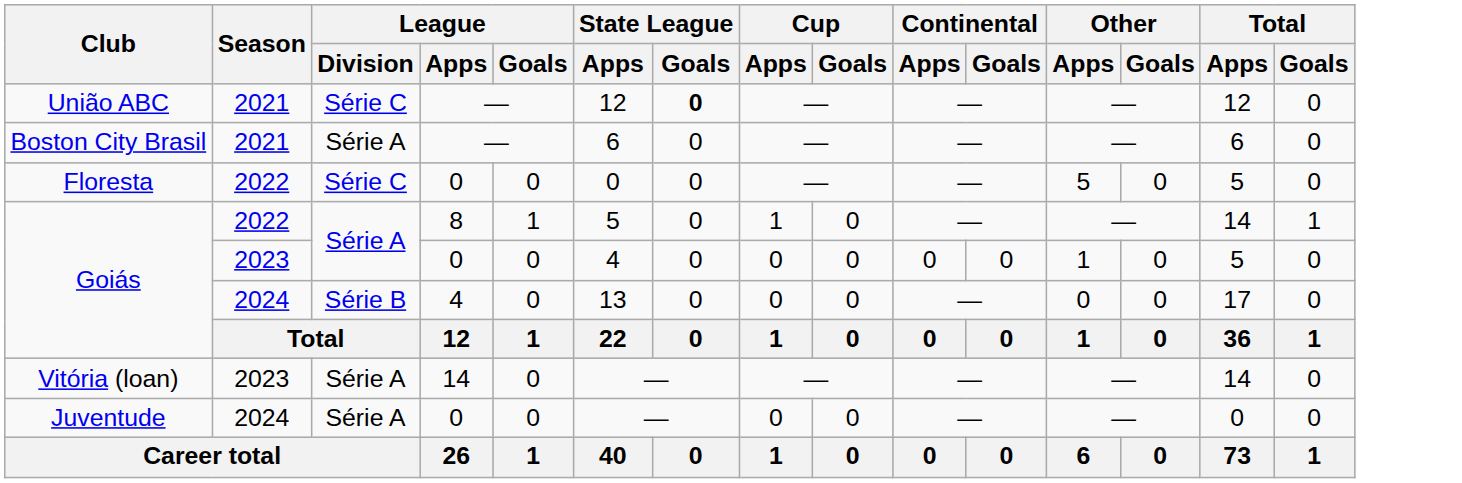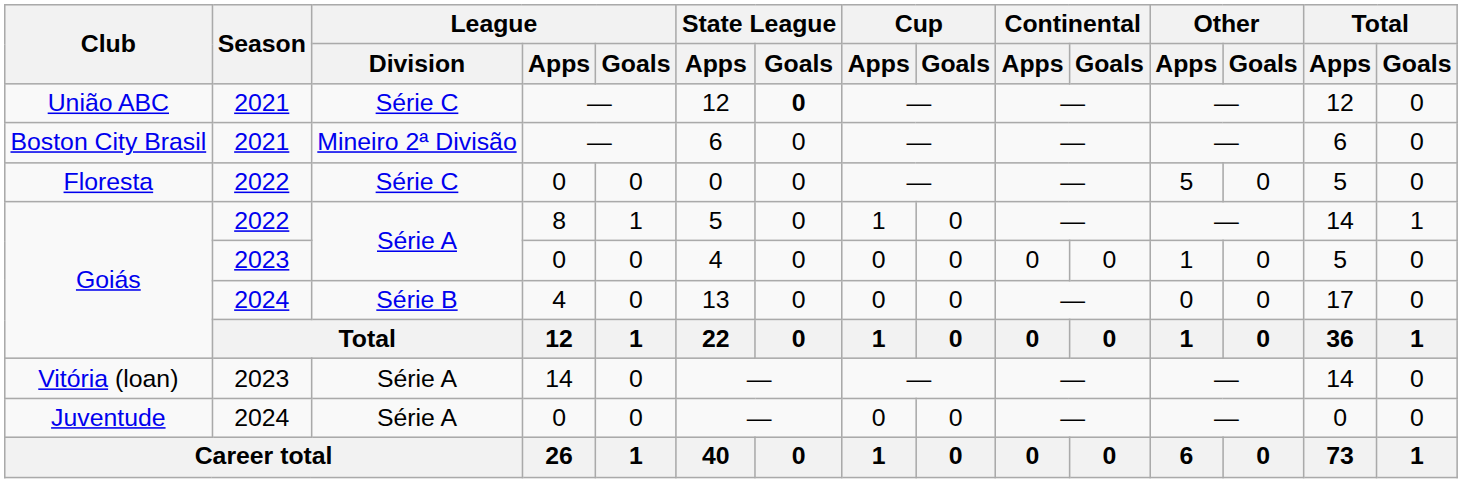(366, 142) Série A -> (417, 142) Mineiro 2ª Divisão
